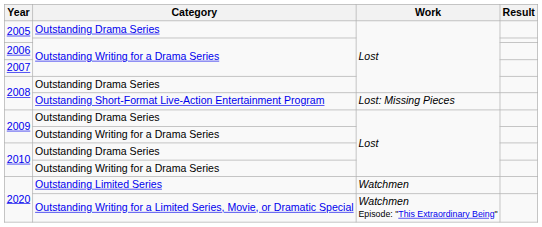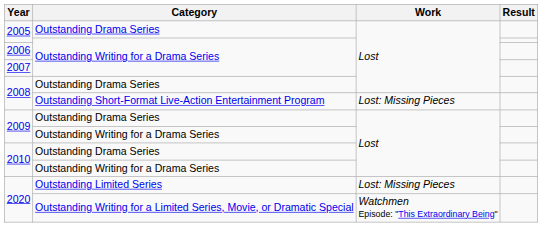(384, 185) Watchmen -> (407, 185) Lost: Missing Pieces
